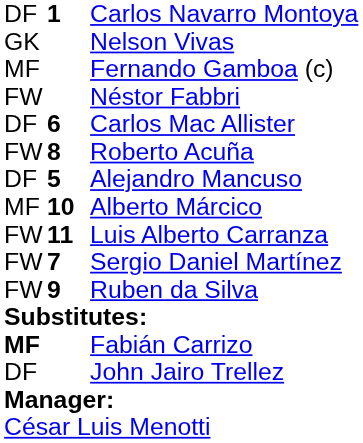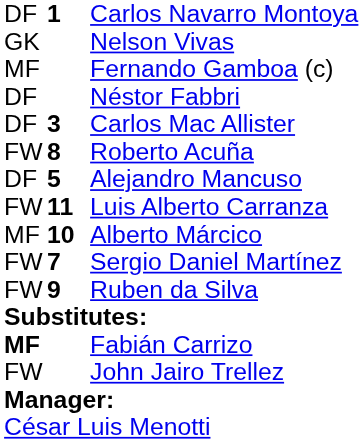(23, 96) FW -> (21, 96) DF
(54, 124) 6 -> (54, 124) 3
rows swapped: (176, 206) <-> (209, 234)
(21, 372) DF -> (23, 372) FW
